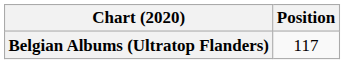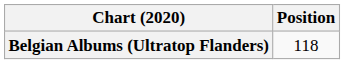(306, 44) 117 -> (306, 44) 118
